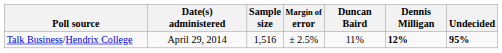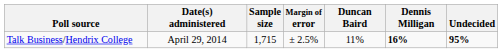(265, 39) 1,516 -> (265, 39) 1,715
(398, 39) 12% -> (398, 39) 16%
